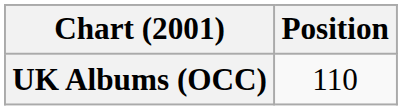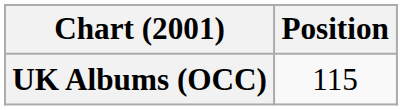(335, 78) 110 -> (335, 78) 115
